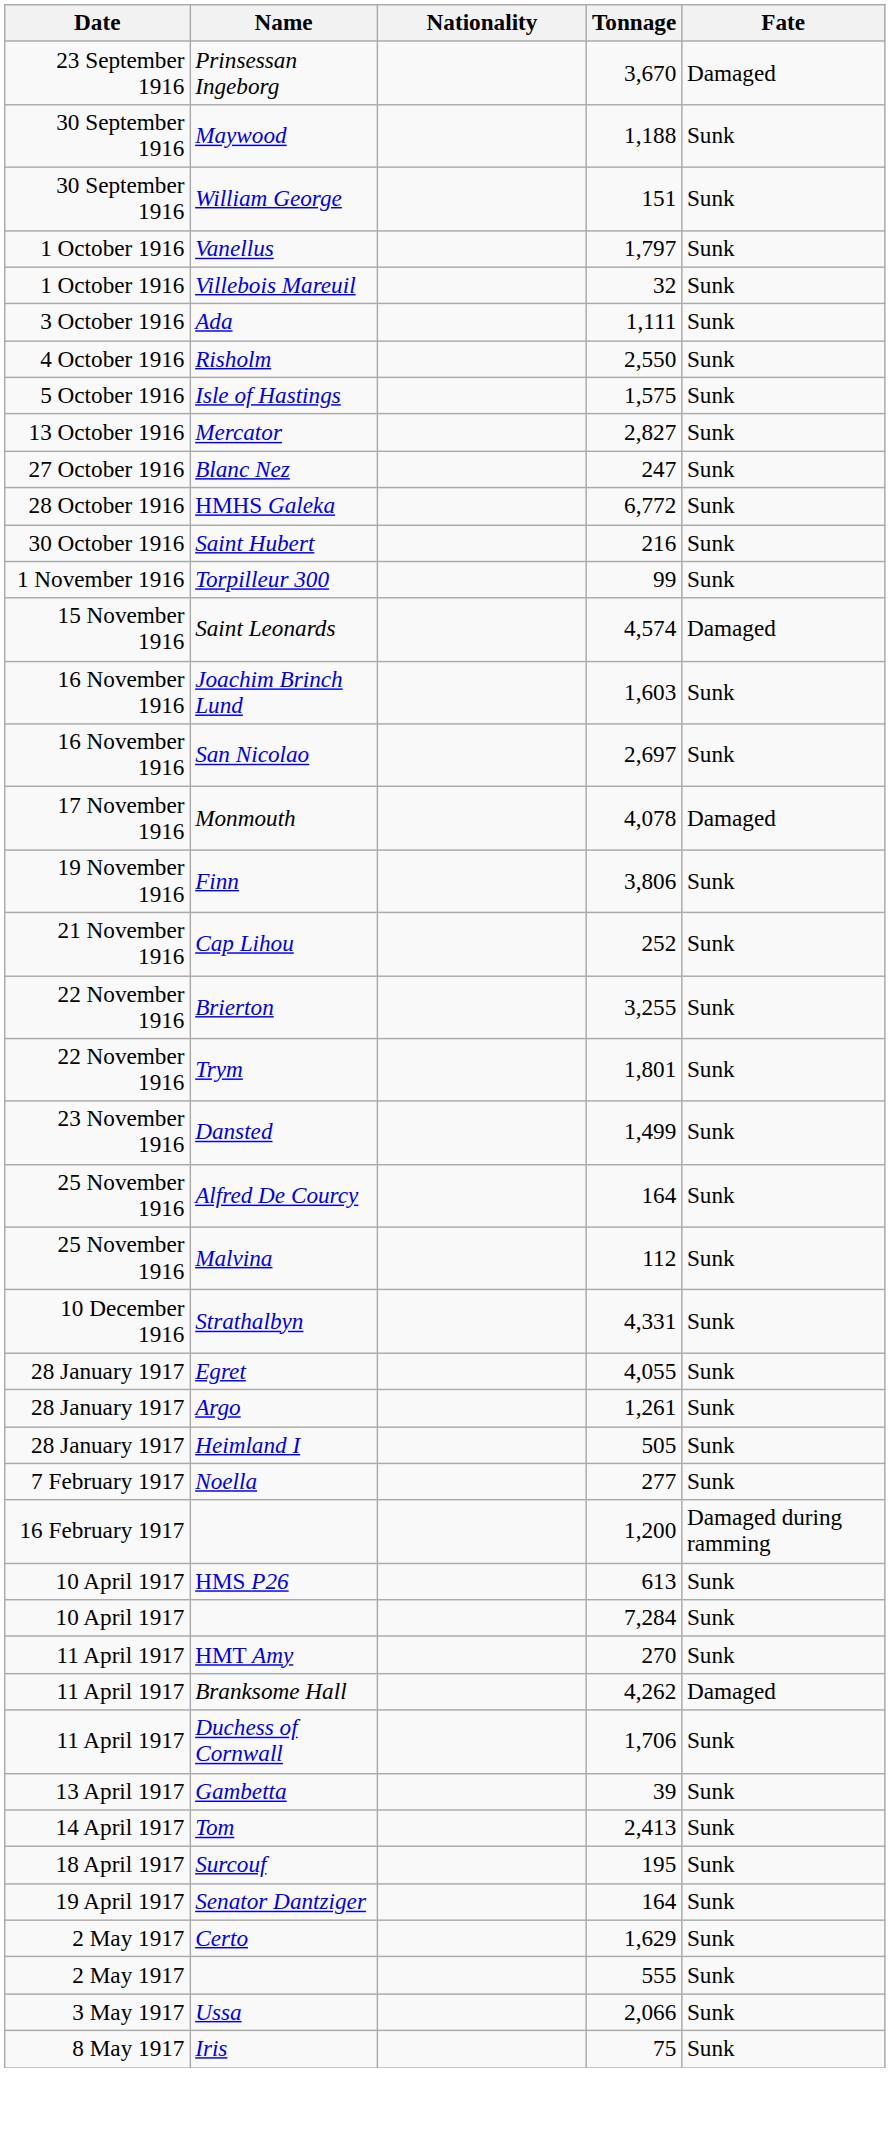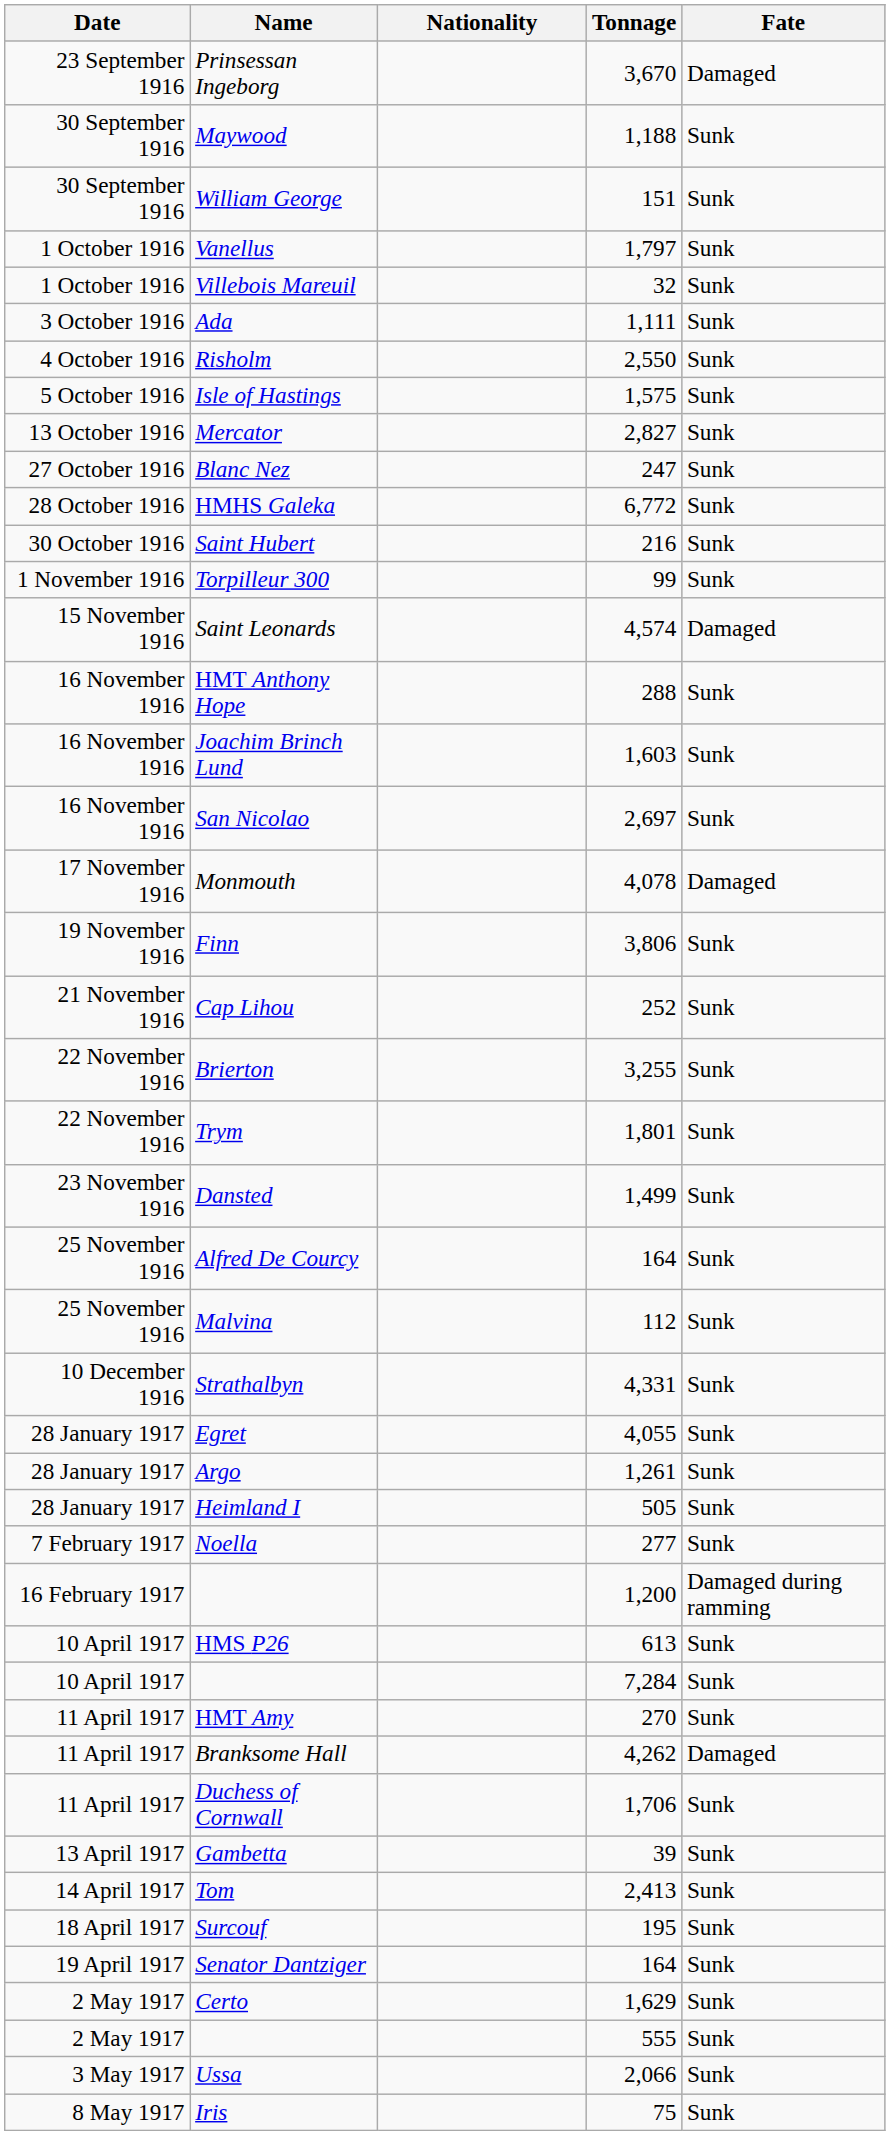+ row: (262, 692)
